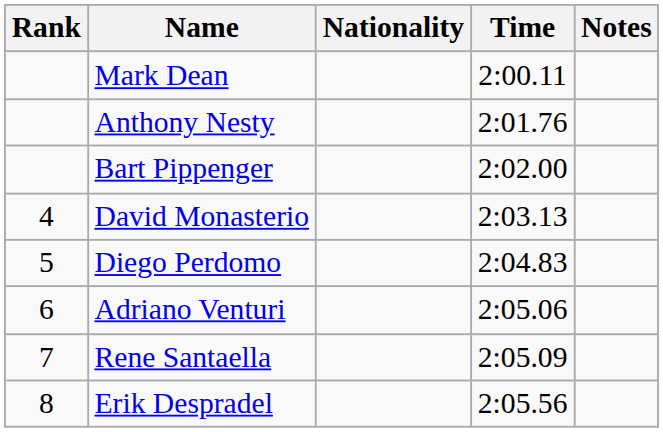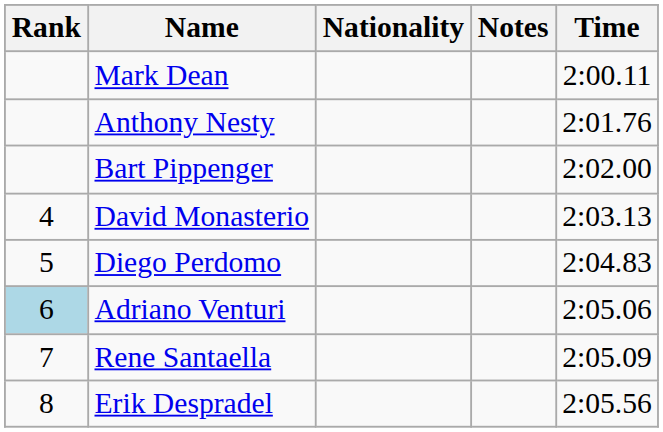columns swapped: (523, 27) <-> (616, 27)
(46, 309) no background -> (46, 309) lightblue background
